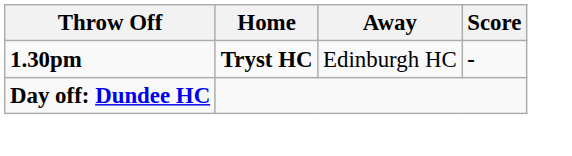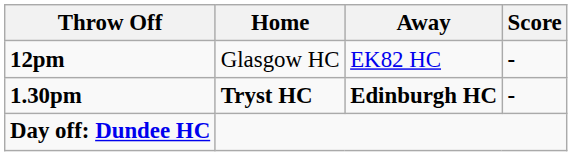+ row: (37, 58)
(390, 58) normal -> (424, 95) bold
